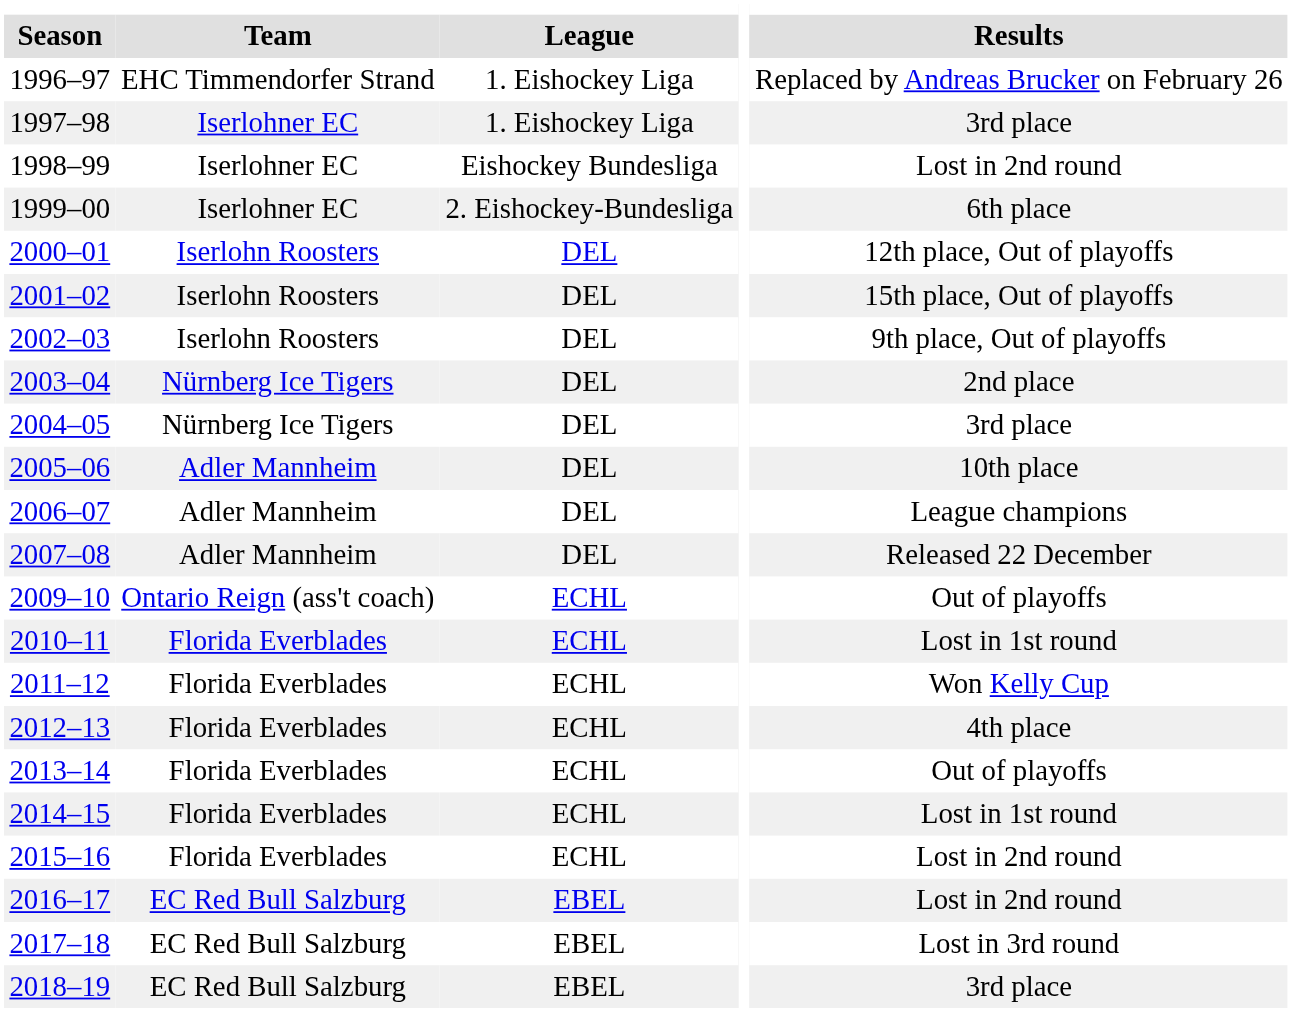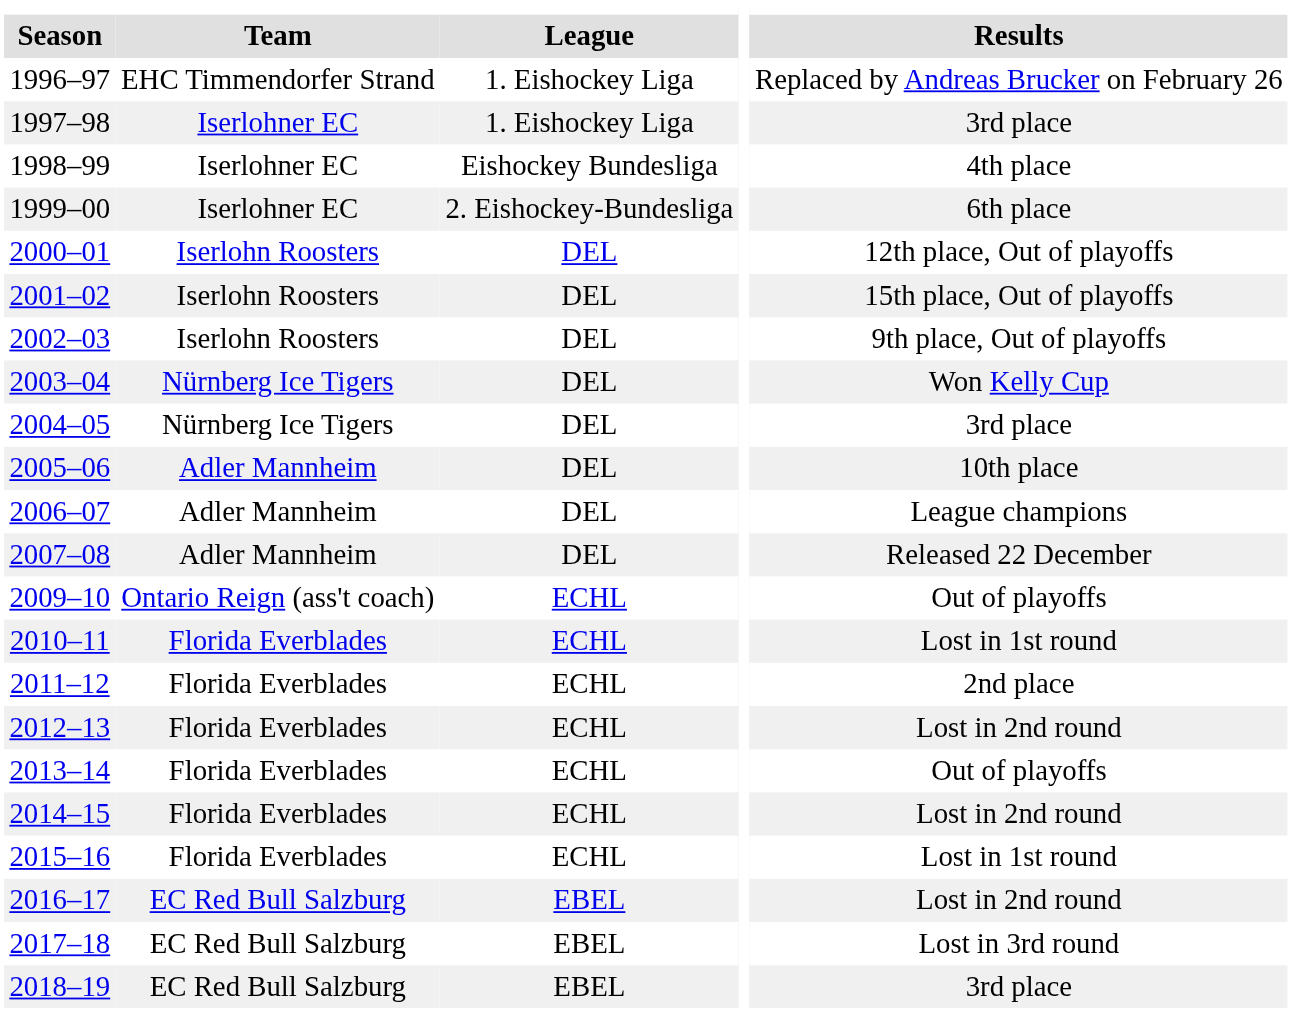(1019, 165) Lost in 2nd round -> (1019, 165) 4th place
(1019, 381) 2nd place -> (1019, 381) Won Kelly Cup
(1019, 684) Won Kelly Cup -> (1019, 684) 2nd place
(1019, 727) 4th place -> (1019, 727) Lost in 2nd round
(1019, 813) Lost in 1st round -> (1019, 813) Lost in 2nd round
(1019, 856) Lost in 2nd round -> (1019, 856) Lost in 1st round
